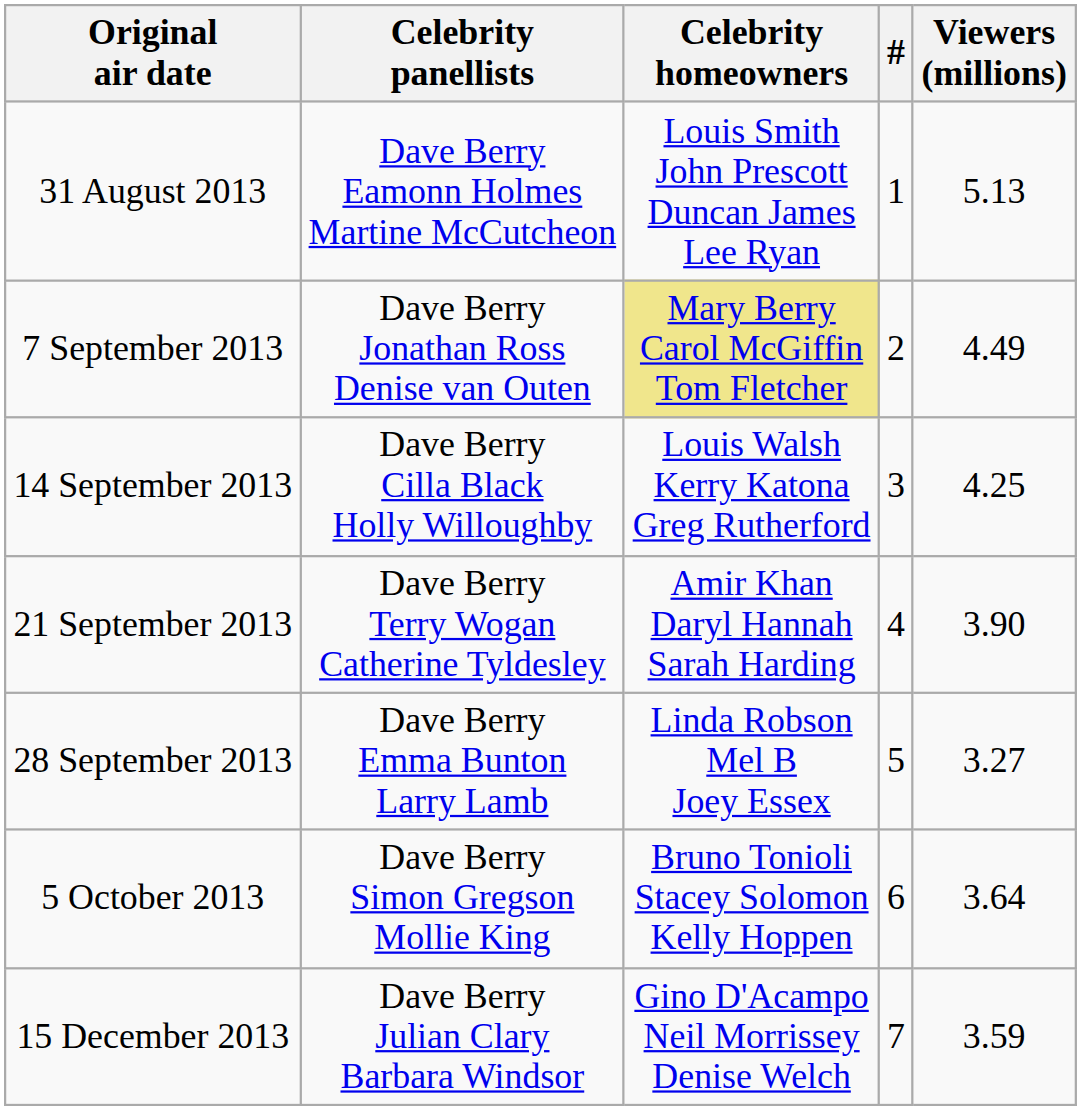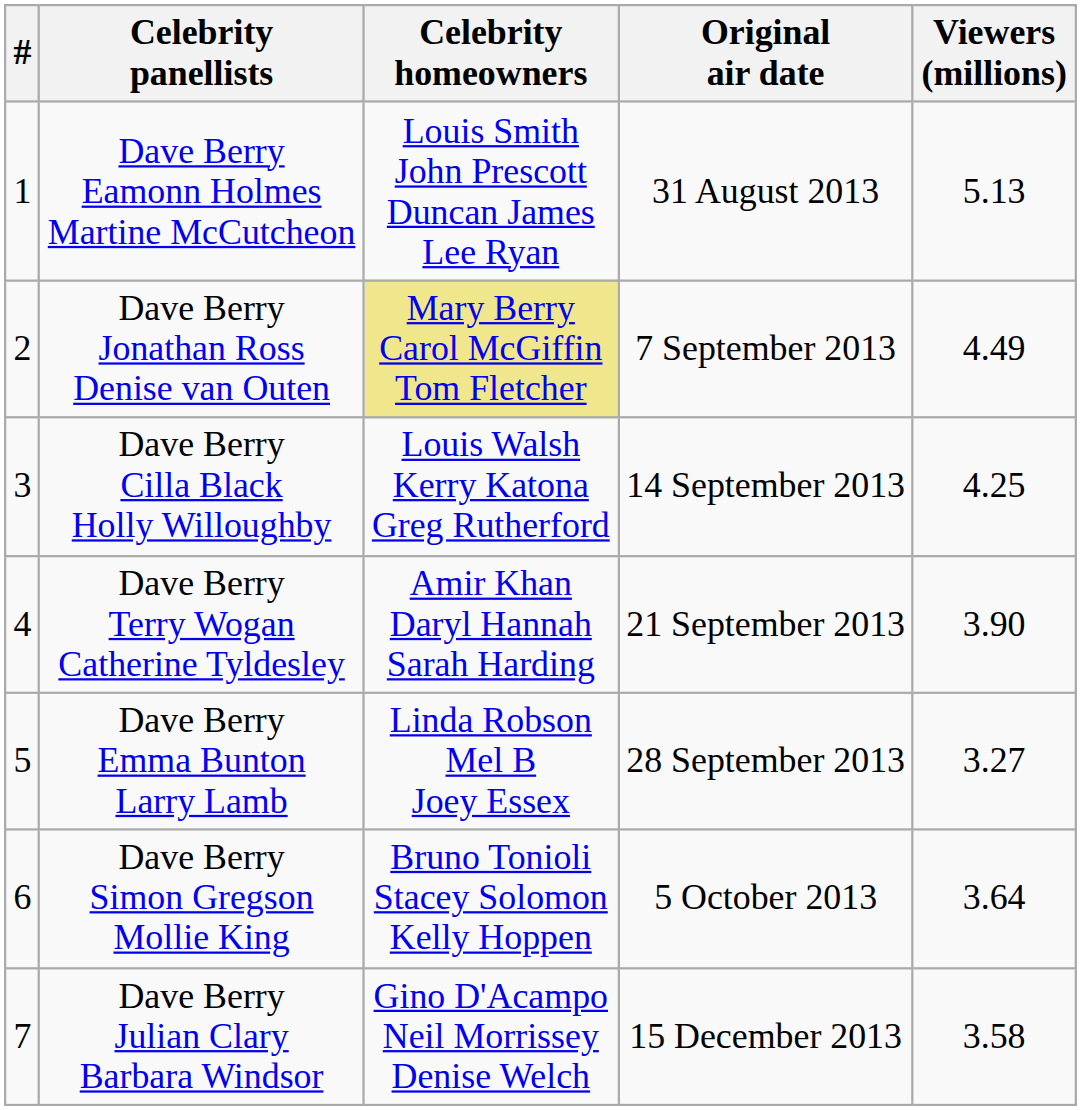columns swapped: (896, 53) <-> (153, 53)
(994, 1035) 3.59 -> (994, 1035) 3.58
